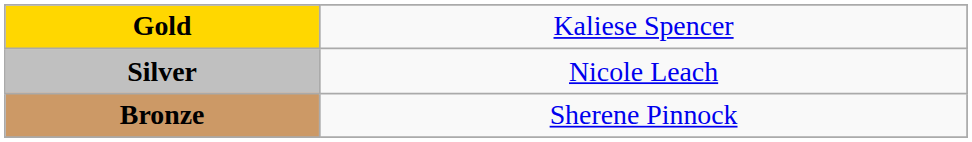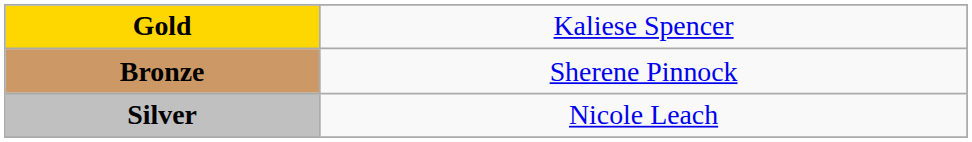rows swapped: (162, 70) <-> (162, 114)
